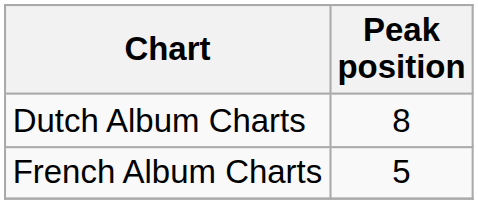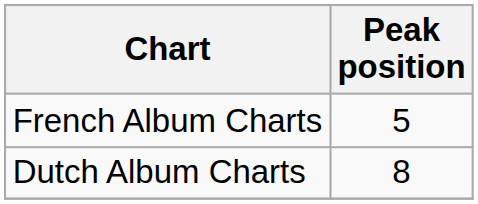rows swapped: (159, 119) <-> (167, 172)
